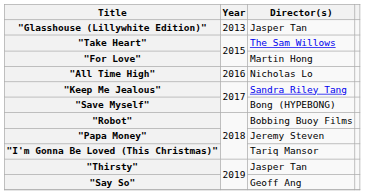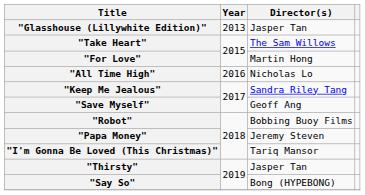(293, 105) Bong (HYPEBONG) -> (276, 105) Geoff Ang
(276, 182) Geoff Ang -> (293, 182) Bong (HYPEBONG)
